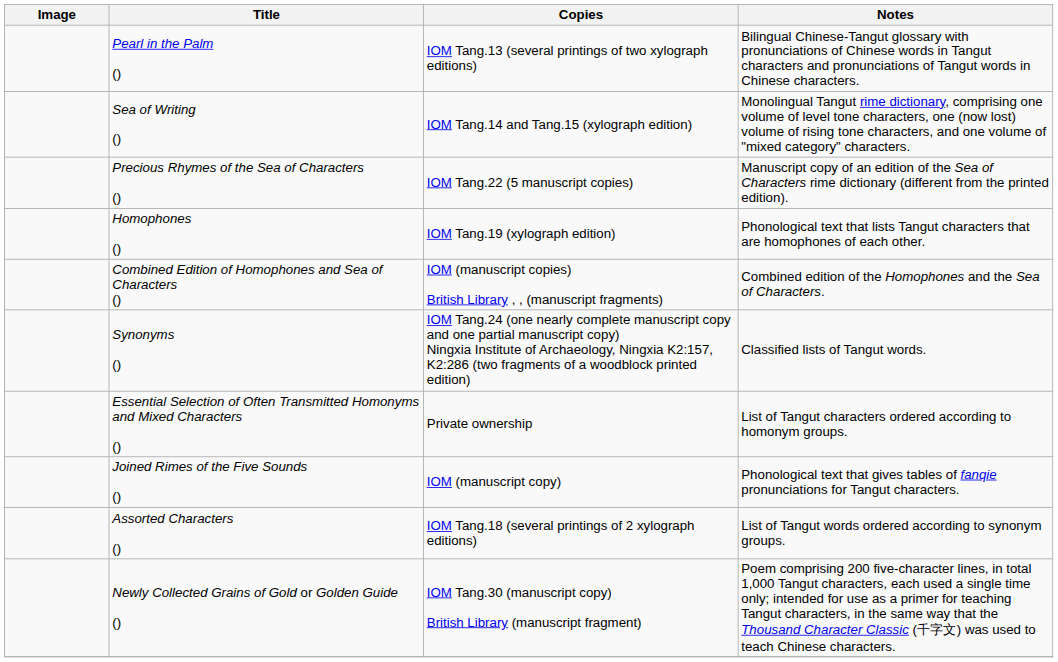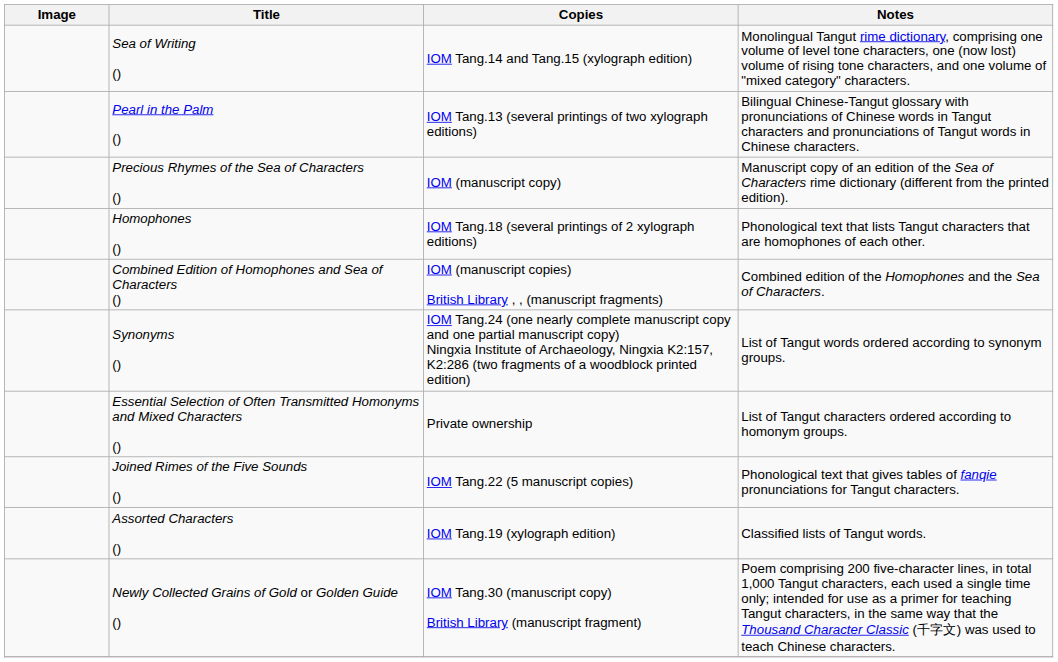rows swapped: (163, 58) <-> (154, 124)
(530, 182) IOM Tang.22 (5 manuscript copies) -> (494, 182) IOM (manuscript copy)
(521, 233) IOM Tang.19 (xylograph edition) -> (561, 233) IOM Tang.18 (several printings of 2 xylograph editions)
(834, 350) Classified lists of Tangut words. -> (891, 350) List of Tangut words ordered according to synonym groups.
(494, 482) IOM (manuscript copy) -> (530, 482) IOM Tang.22 (5 manuscript copies)
(561, 533) IOM Tang.18 (several printings of 2 xylograph editions) -> (521, 533) IOM Tang.19 (xylograph edition)
(891, 533) List of Tangut words ordered according to synonym groups. -> (834, 533) Classified lists of Tangut words.
